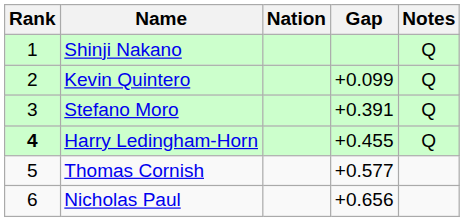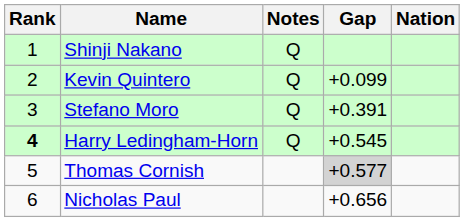columns swapped: (296, 19) <-> (429, 19)
(364, 140) +0.455 -> (358, 140) +0.545
(364, 170) no background -> (358, 170) lightgrey background
